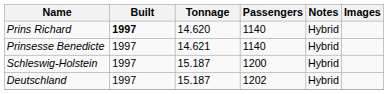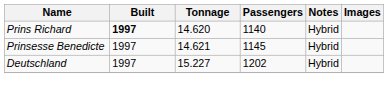(254, 47) 1140 -> (254, 47) 1145
- row: (52, 64)
(194, 81) 15.187 -> (194, 64) 15.227
